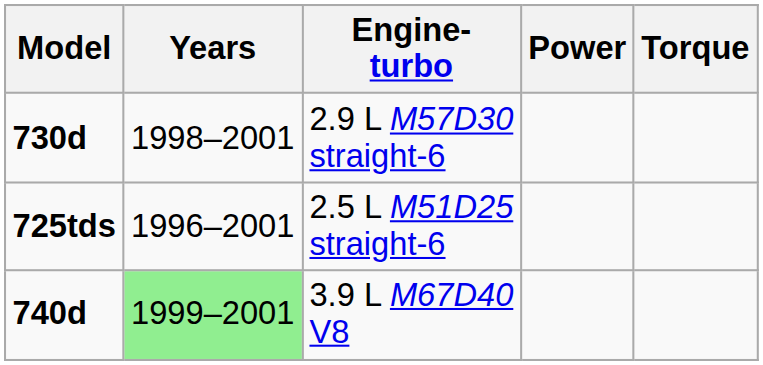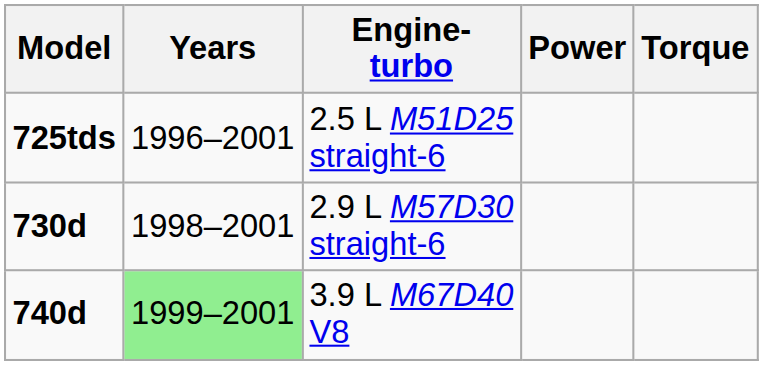rows swapped: (411, 225) <-> (411, 137)
